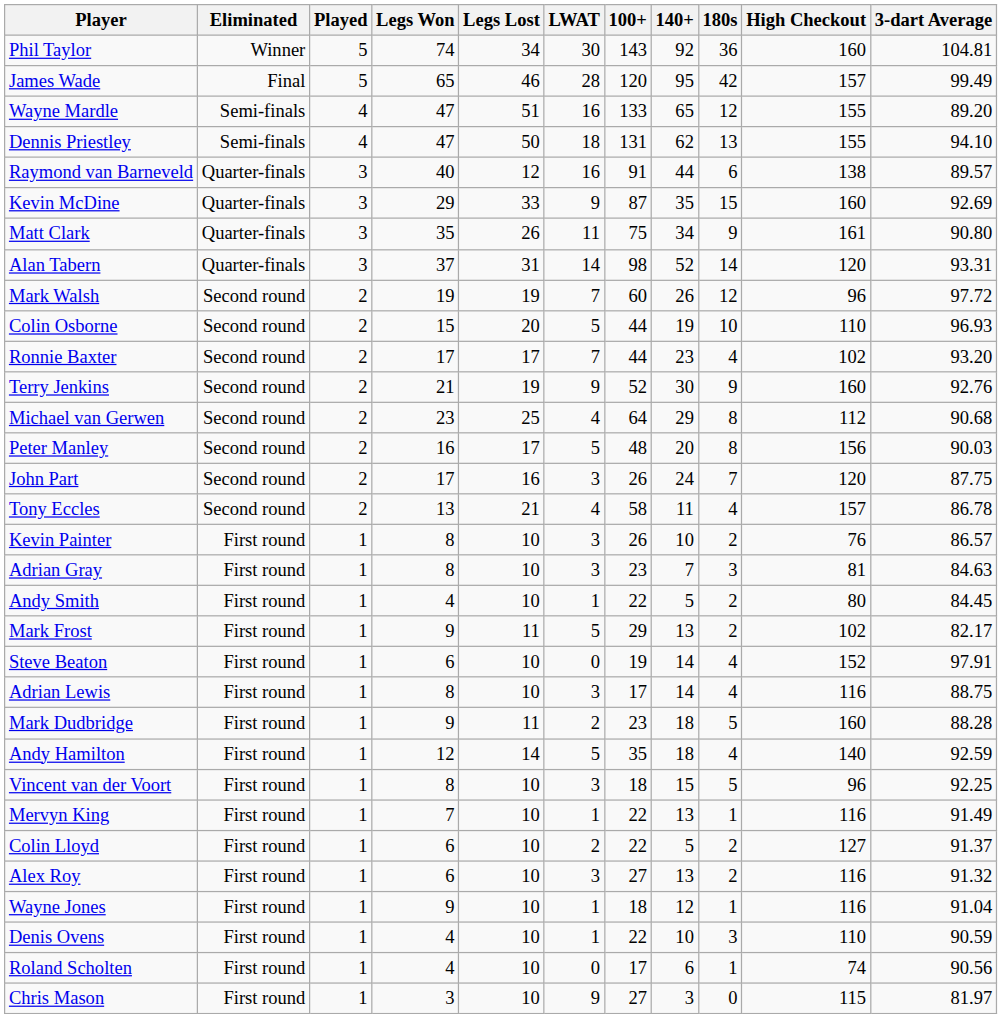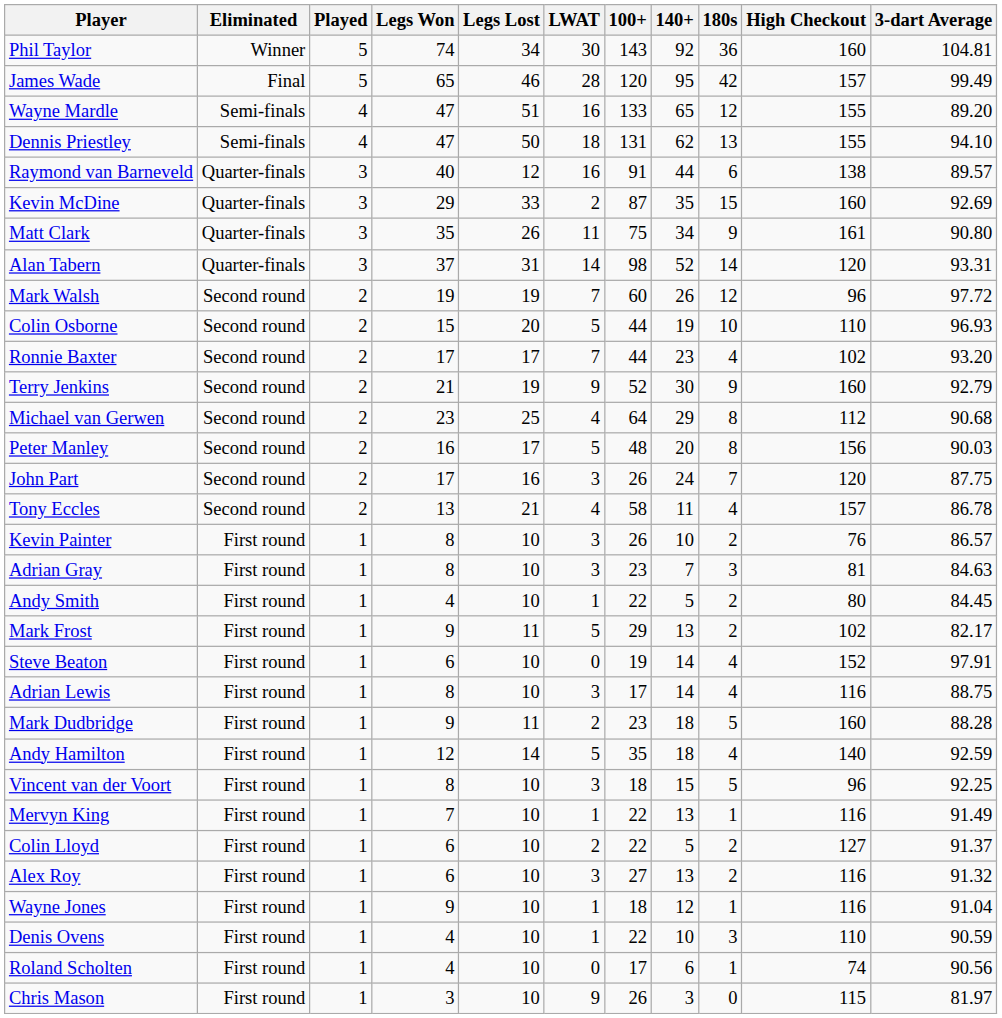(595, 203) 9 -> (595, 203) 2
(971, 386) 92.76 -> (971, 386) 92.79
(638, 998) 27 -> (638, 998) 26
